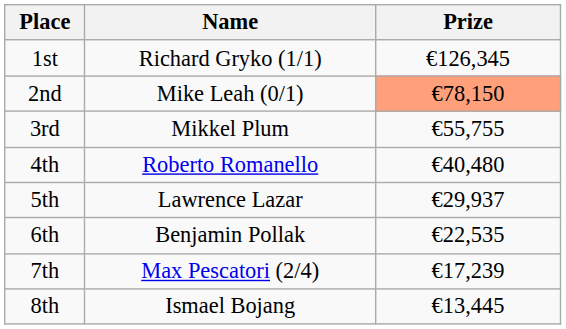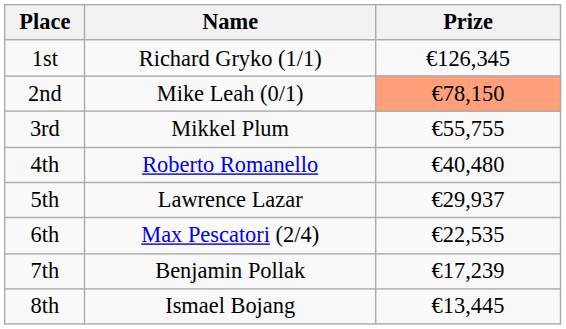(230, 235) Benjamin Pollak -> (230, 235) Max Pescatori (2/4)
(230, 270) Max Pescatori (2/4) -> (230, 270) Benjamin Pollak
